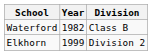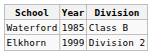(73, 27) 1982 -> (73, 27) 1985
